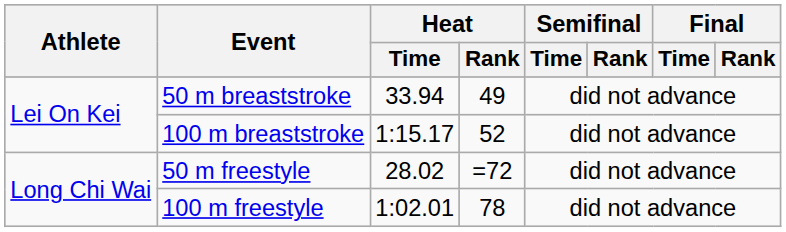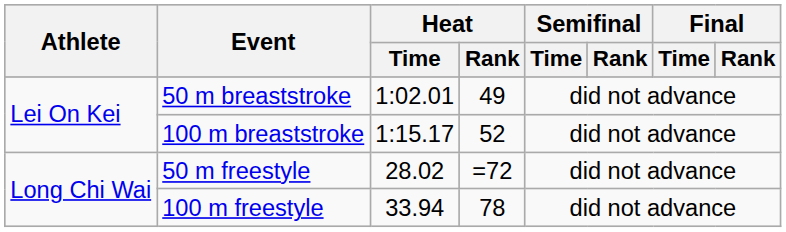(415, 96) 33.94 -> (415, 96) 1:02.01
(415, 208) 1:02.01 -> (415, 208) 33.94
